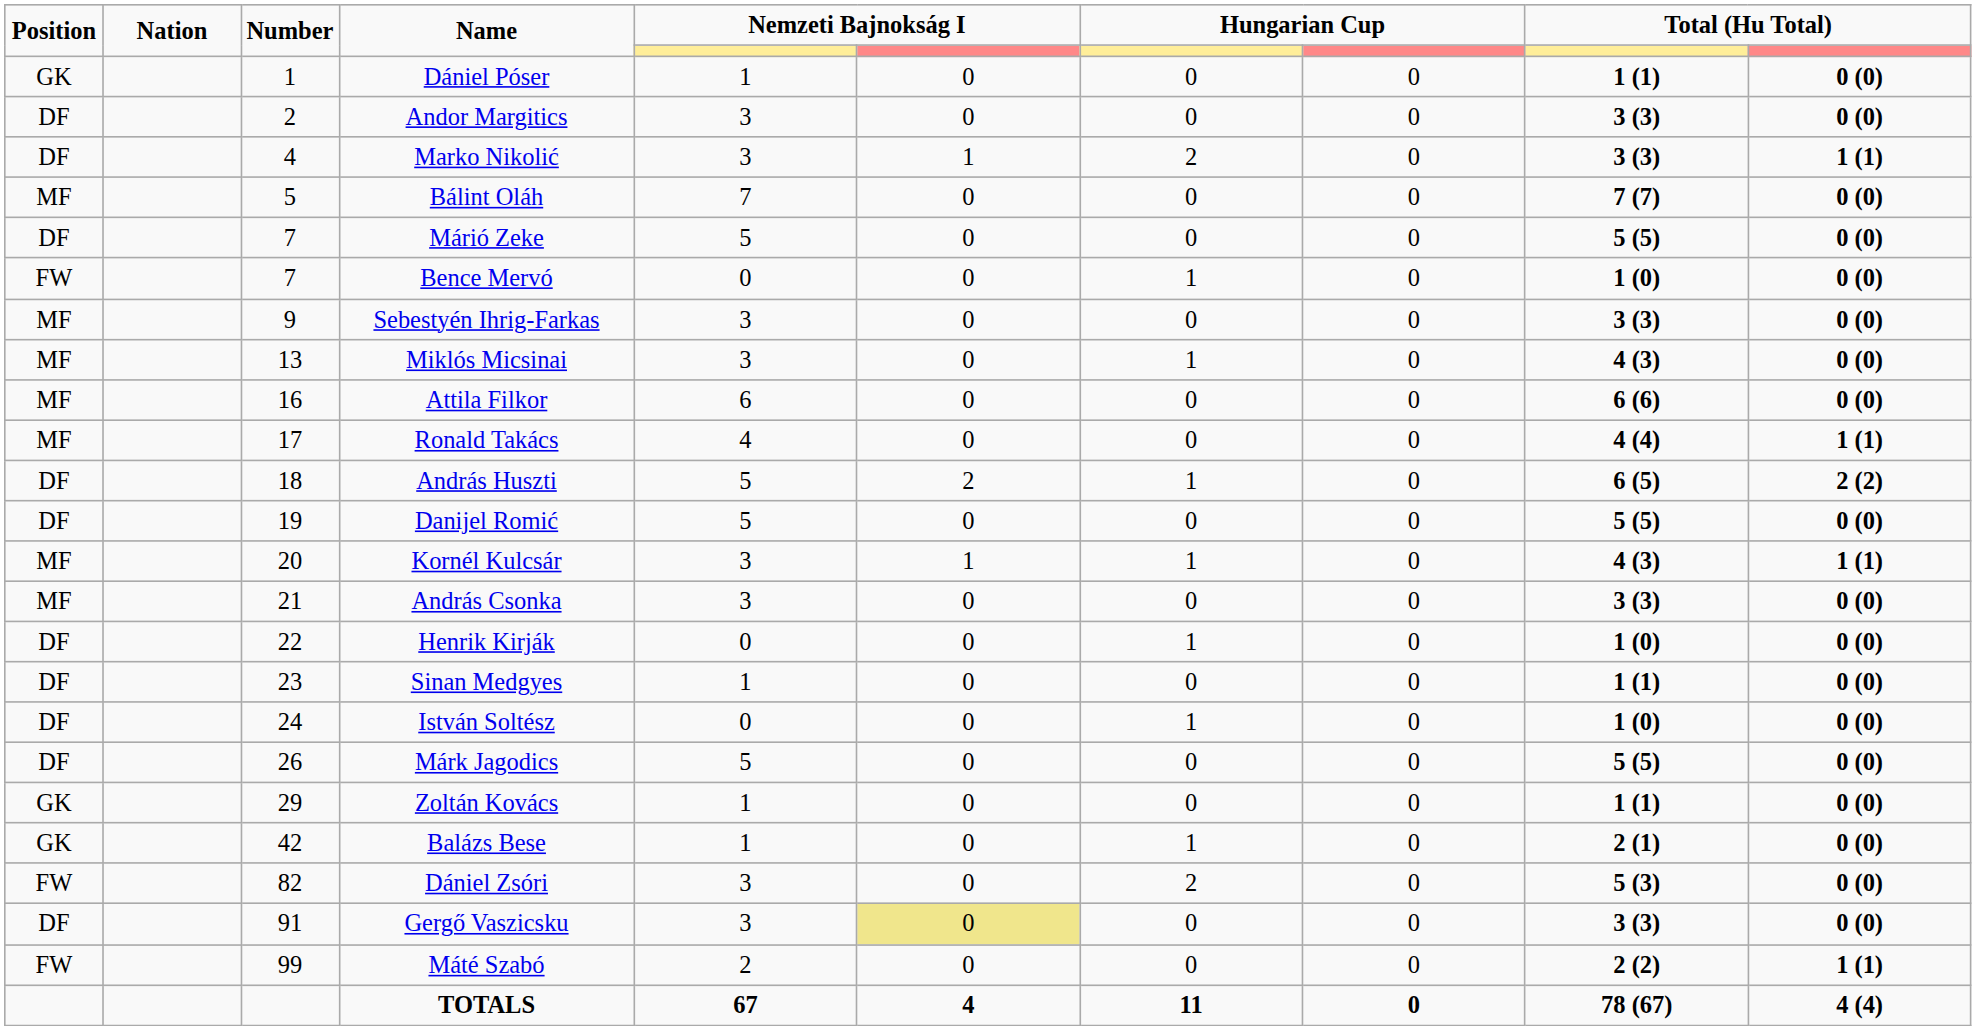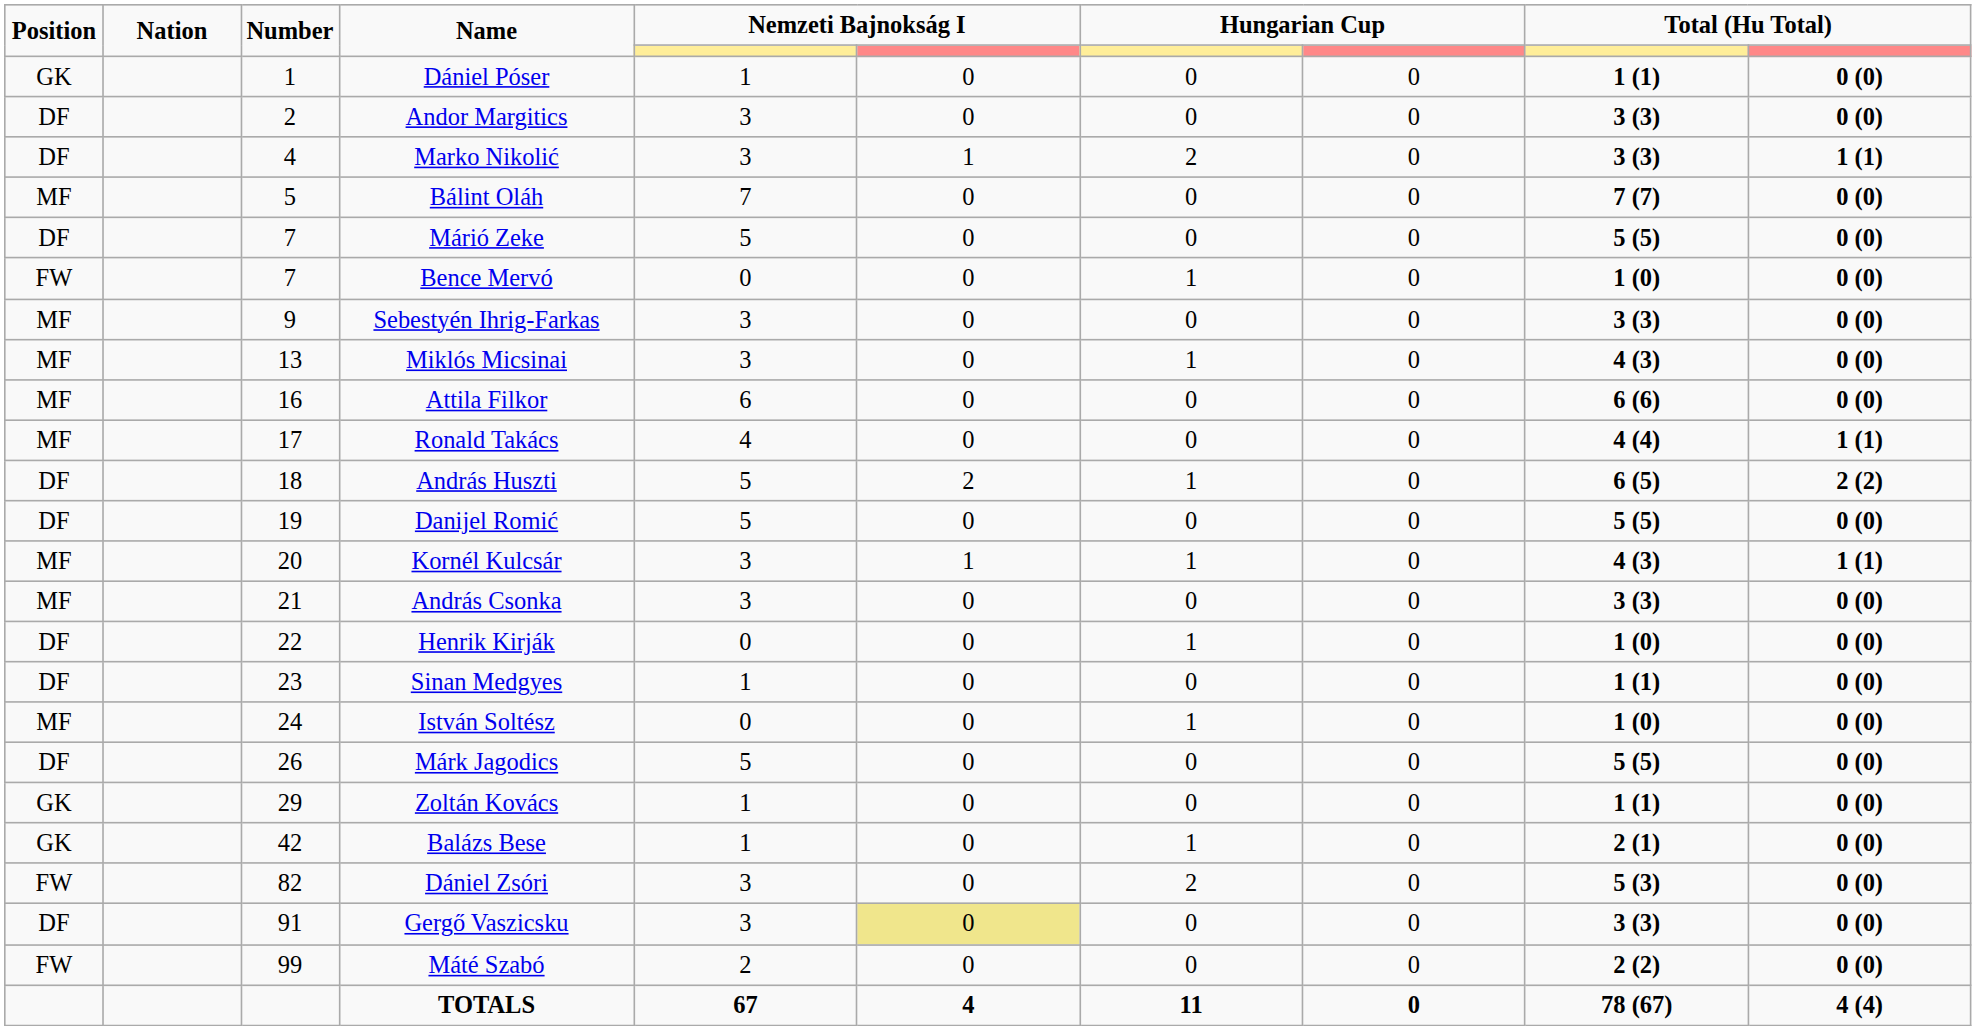(54, 722) DF -> (54, 722) MF
(1860, 964) 1 (1) -> (1860, 964) 0 (0)
